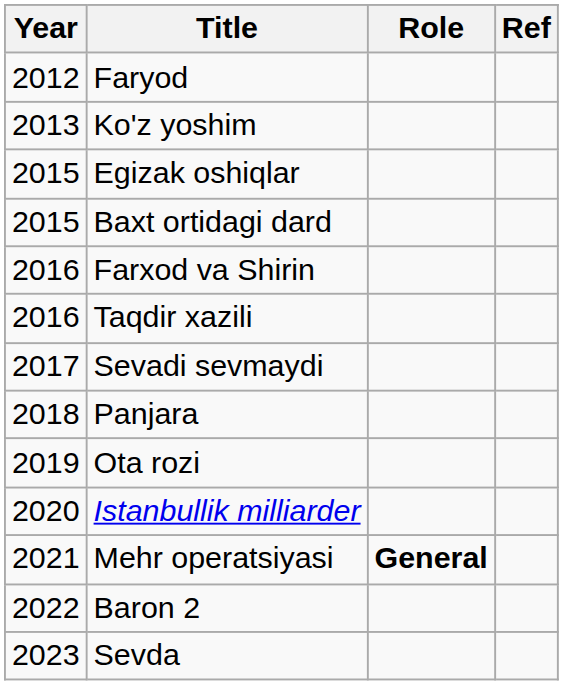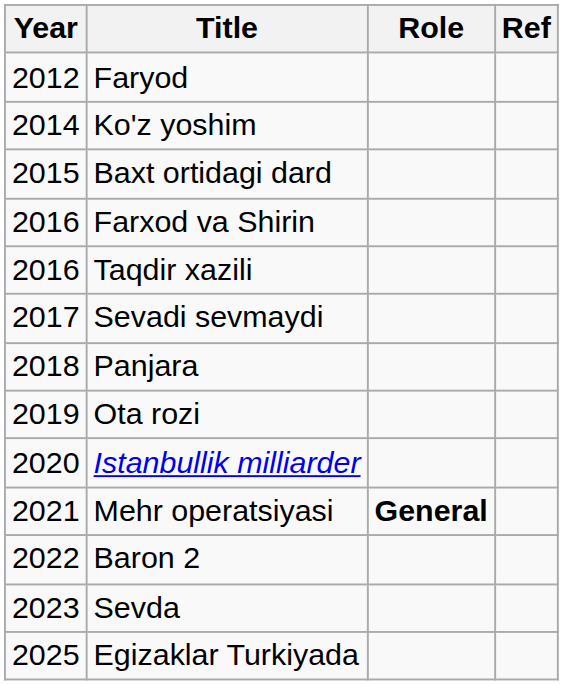(46, 125) 2013 -> (46, 125) 2014
- row: (197, 173)
+ row: (226, 655)
